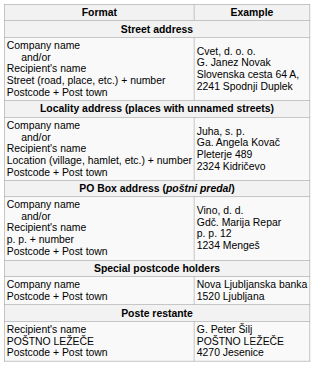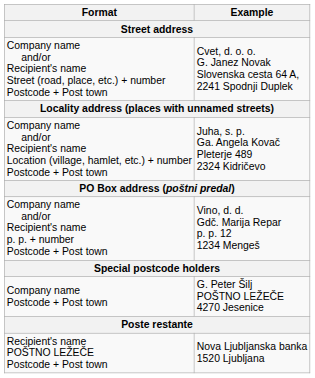(252, 290) Nova Ljubljanska banka 1520 Ljubljana -> (240, 296) G. Peter Šilj POŠTNO LEŽEČE 4270 Jesenice
(240, 341) G. Peter Šilj POŠTNO LEŽEČE 4270 Jesenice -> (252, 353) Nova Ljubljanska banka 1520 Ljubljana
